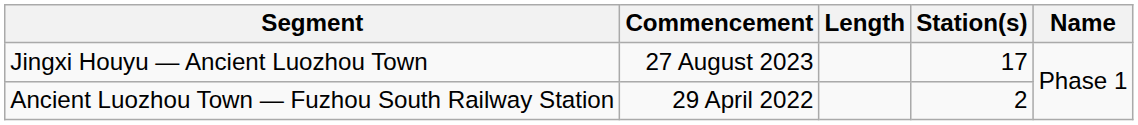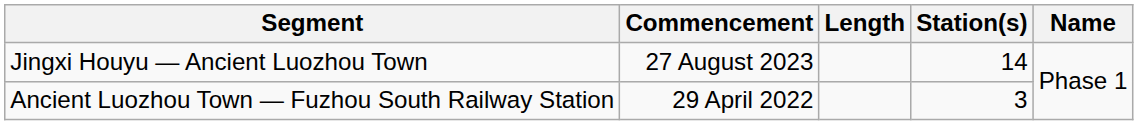(1014, 61) 17 -> (1014, 61) 14
(1021, 100) 2 -> (1021, 100) 3
